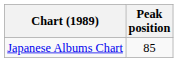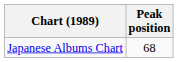(149, 47) 85 -> (149, 47) 68
